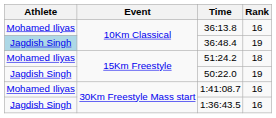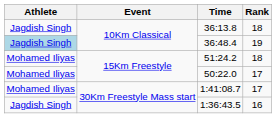(41, 27) Mohamed Iliyas -> (41, 27) Jagdish Singh
(257, 27) 16 -> (257, 27) 18
(41, 74) Jagdish Singh -> (41, 74) Mohamed Iliyas
(257, 74) 19 -> (257, 74) 17
(257, 89) 16 -> (257, 89) 17
